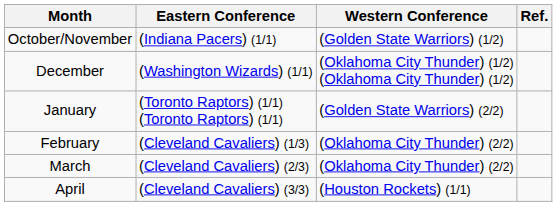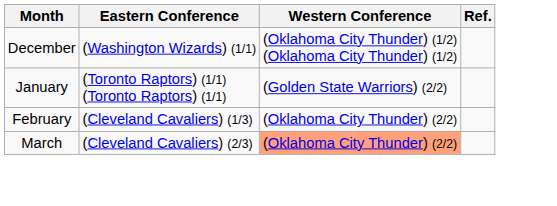- row: (70, 39)
(416, 166) no background -> (360, 142) lightsalmon background
- row: (70, 189)
